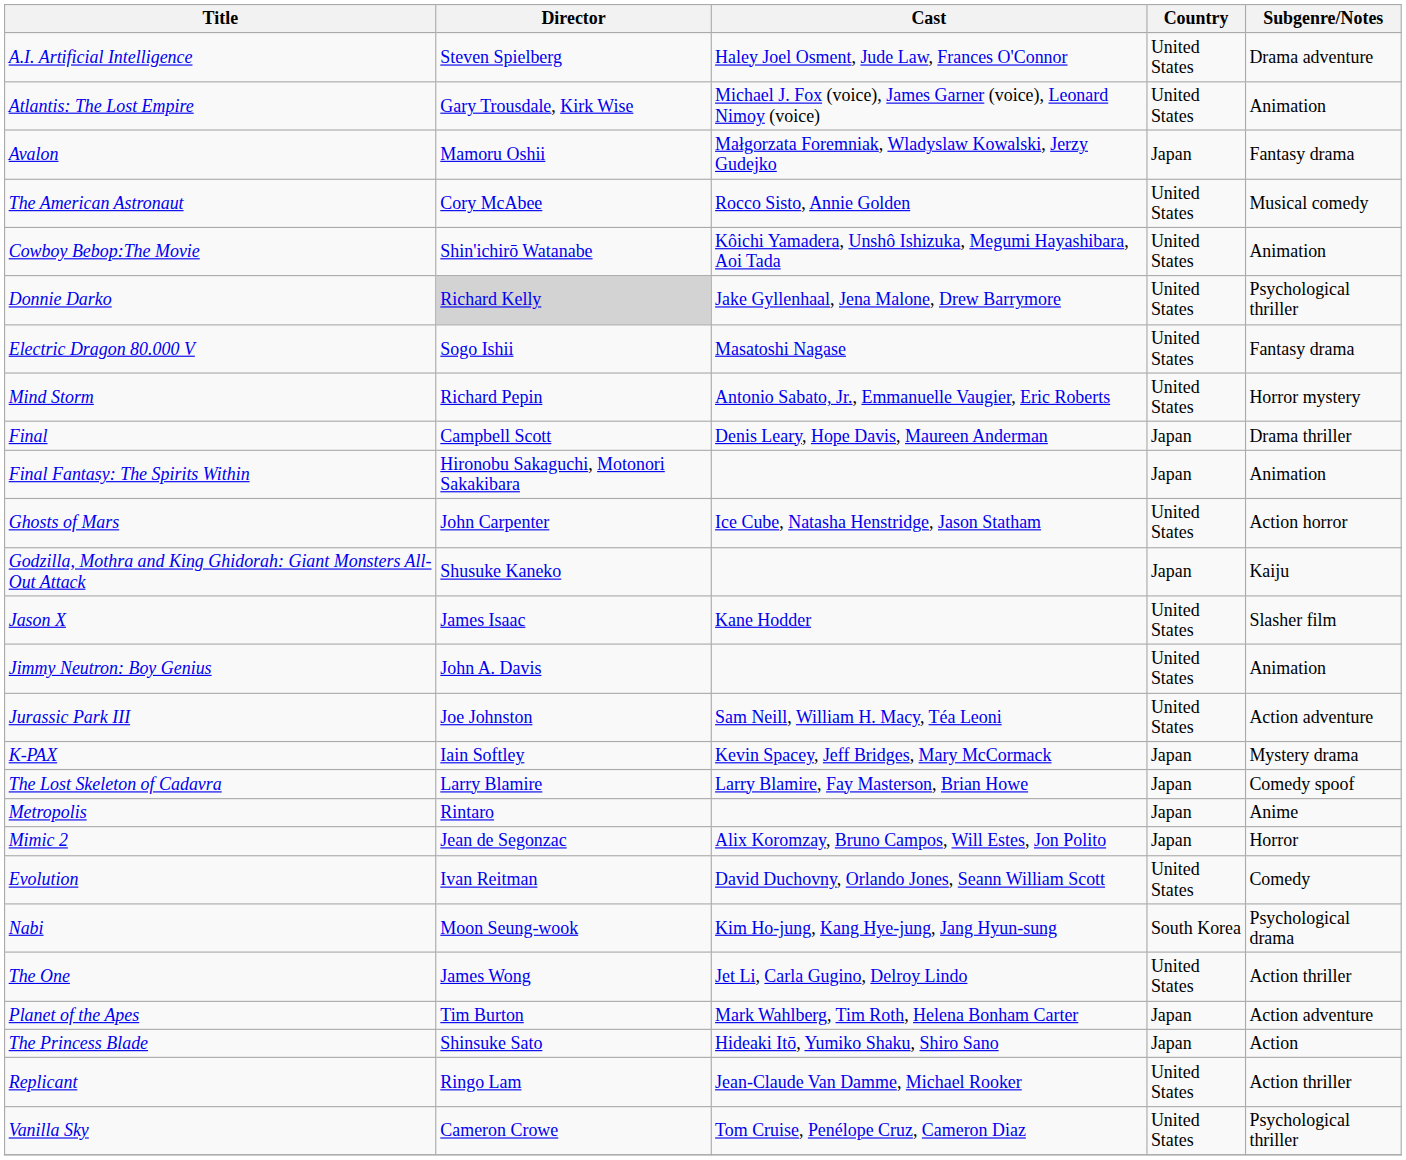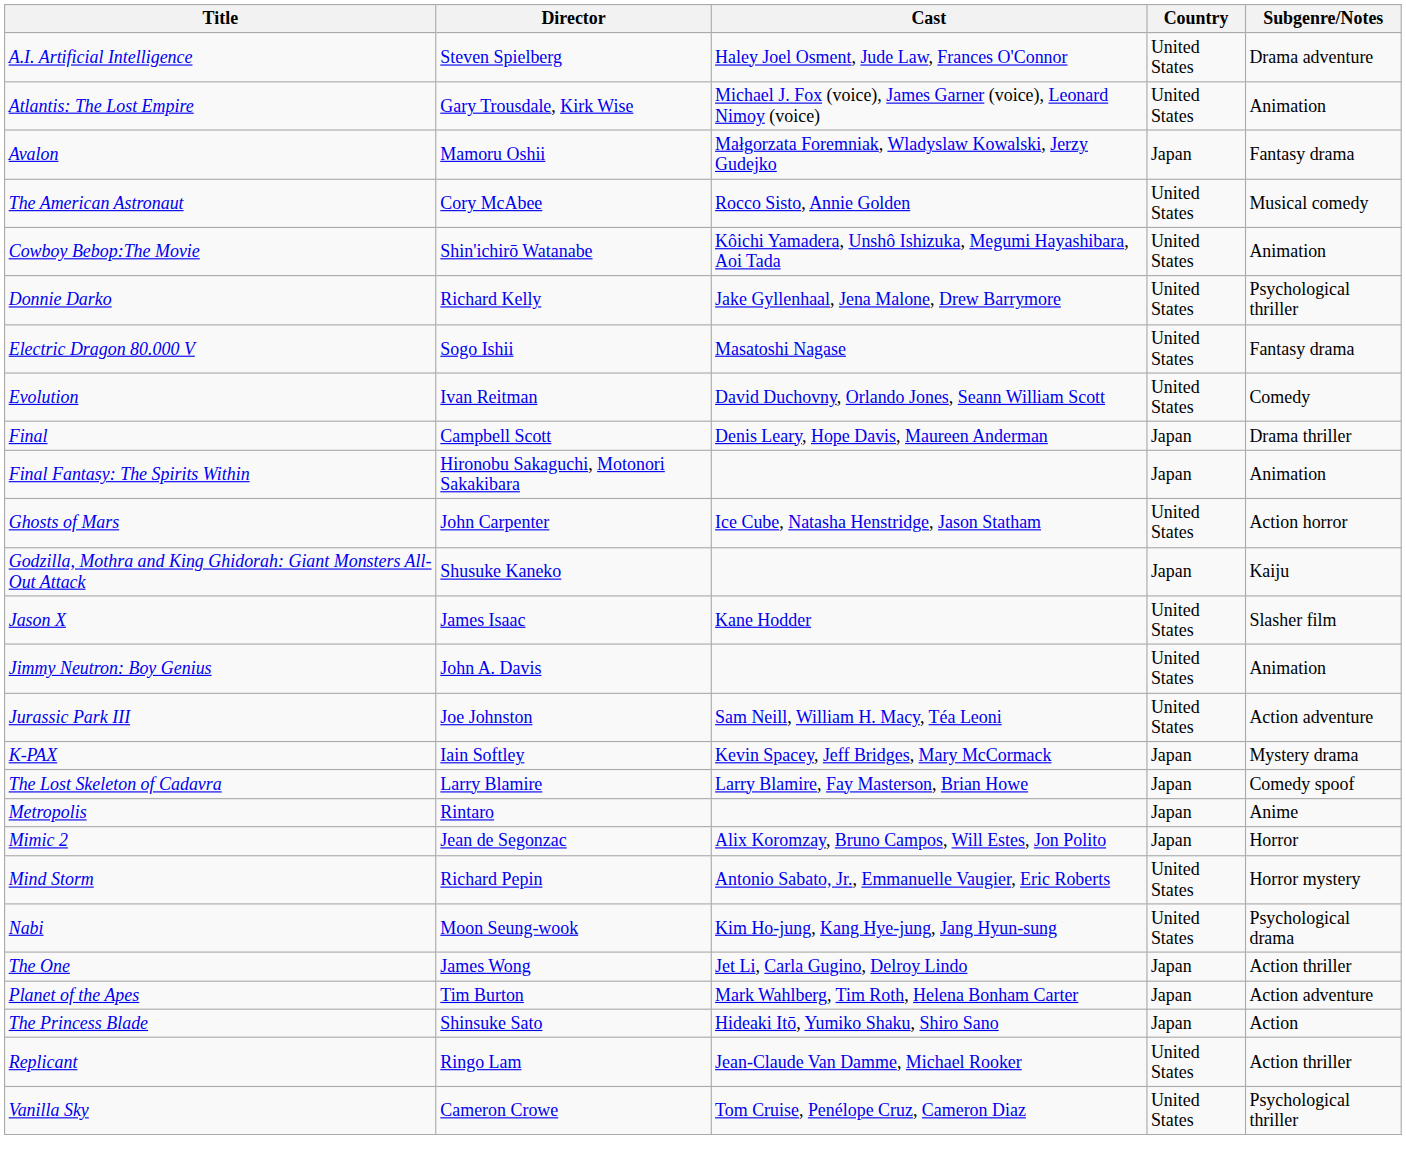(491, 300) lightgrey background -> (491, 300) no background
rows swapped: (44, 879) <-> (51, 397)
(1196, 928) South Korea -> (1175, 928) United States
(1175, 976) United States -> (1171, 966) Japan
